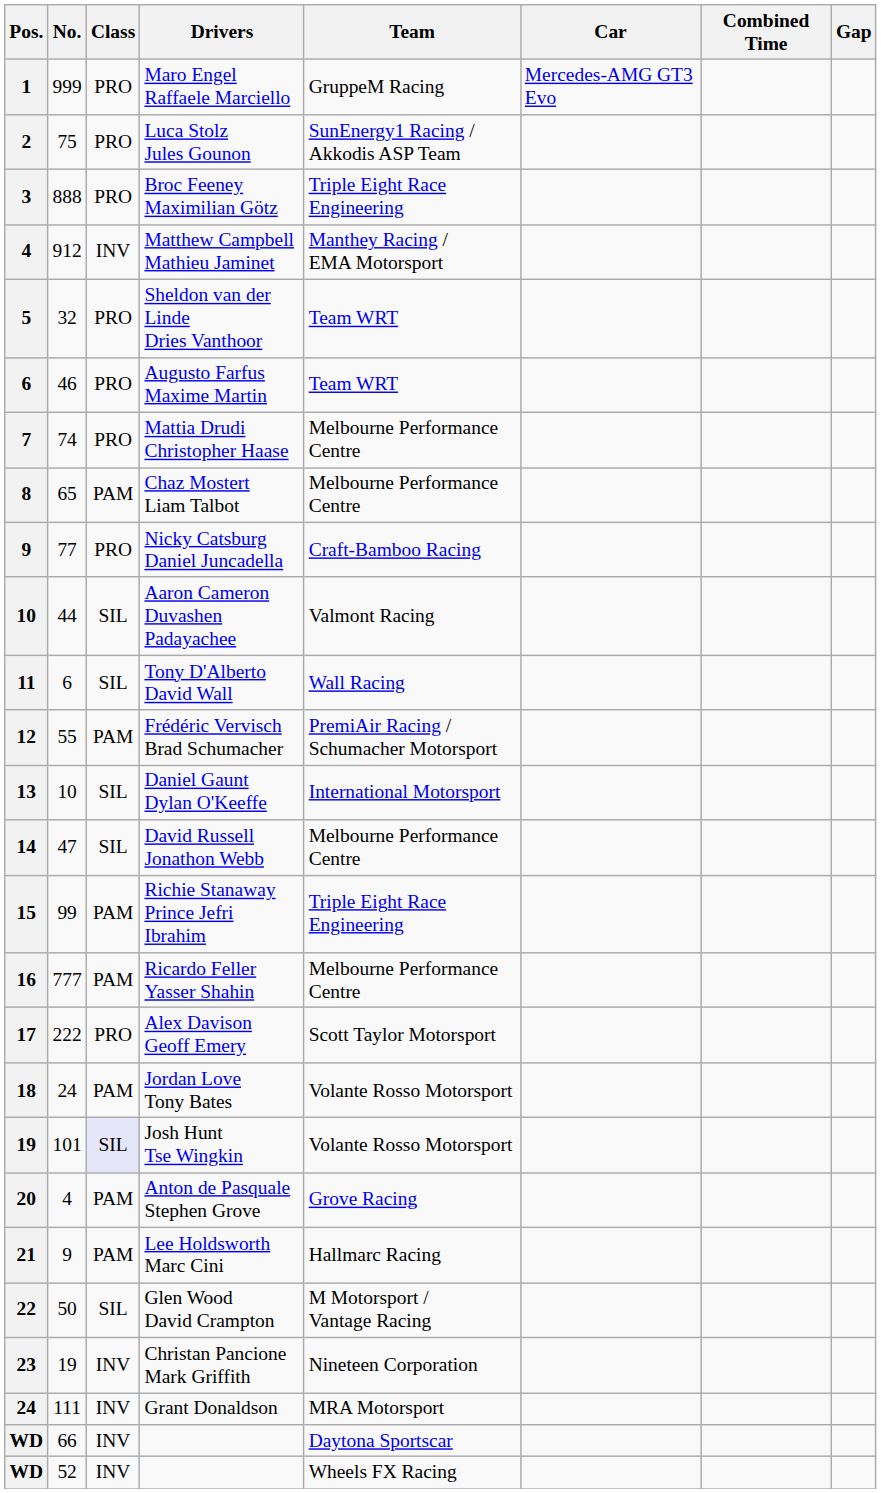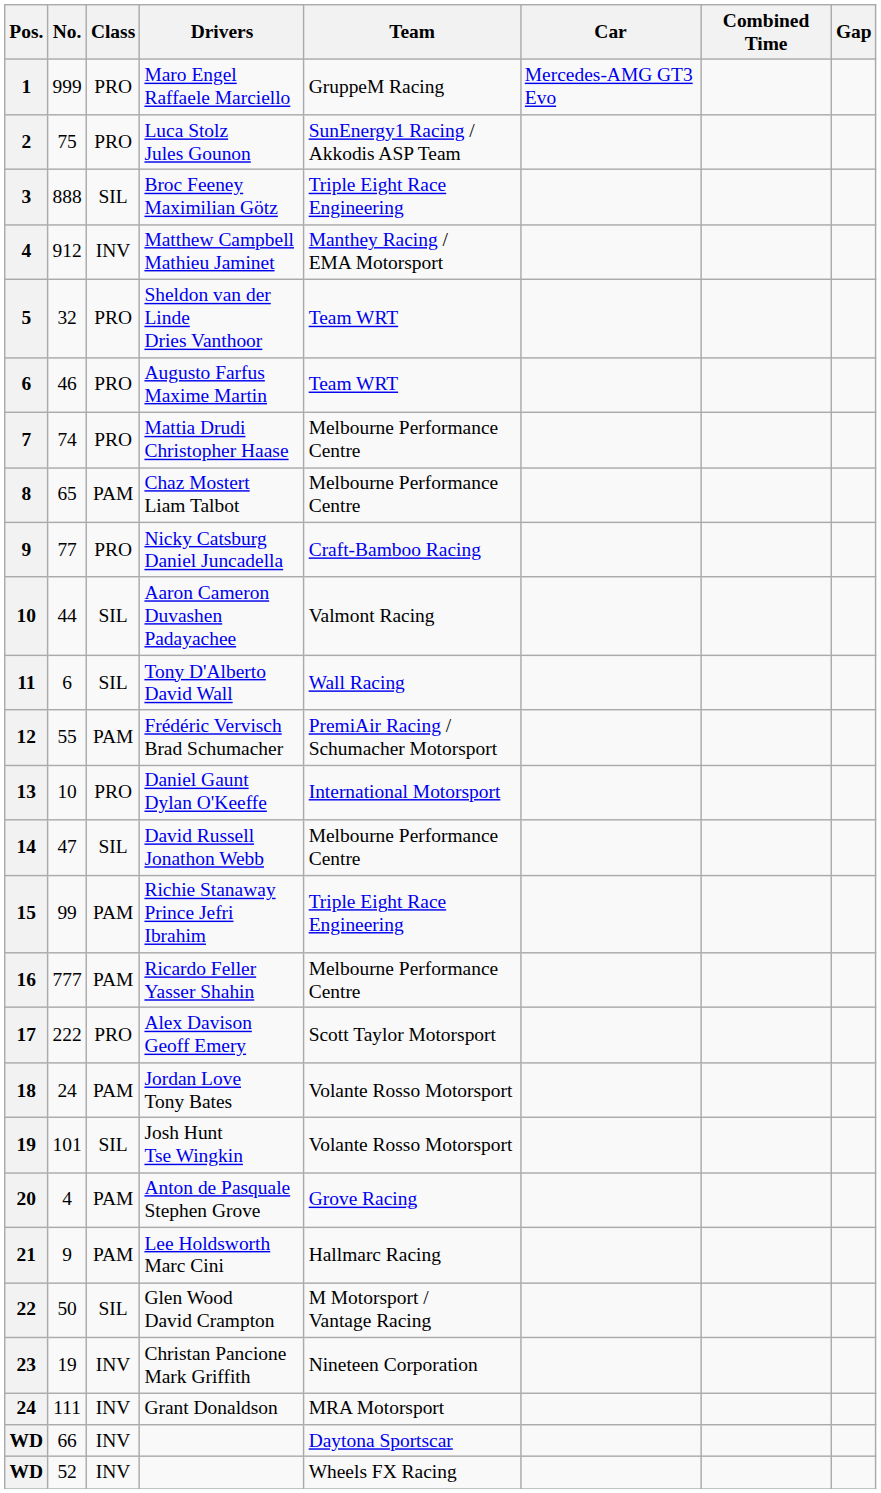(113, 196) PRO -> (113, 196) SIL
(113, 791) SIL -> (113, 791) PRO
(113, 1144) lavender background -> (113, 1144) no background
